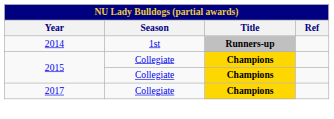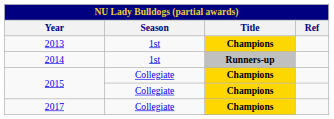+ row: (54, 44)
